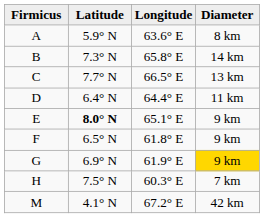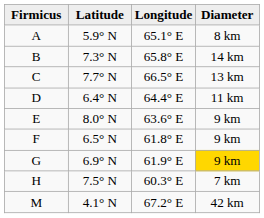(164, 35) 63.6° E -> (164, 35) 65.1° E
(100, 118) bold -> (100, 118) normal
(164, 118) 65.1° E -> (164, 118) 63.6° E
